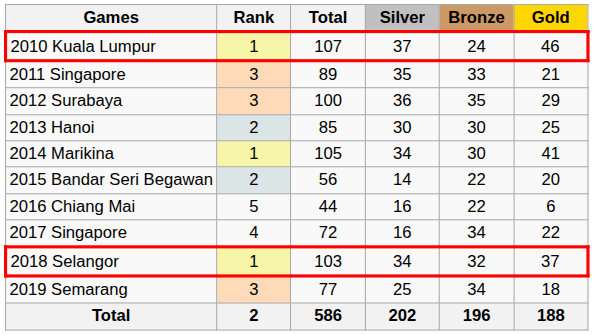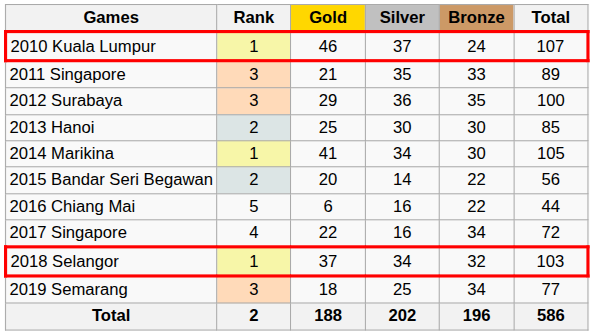columns swapped: (551, 17) <-> (328, 17)
